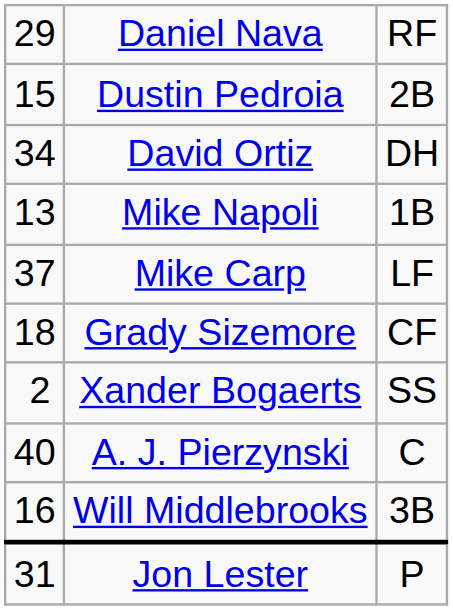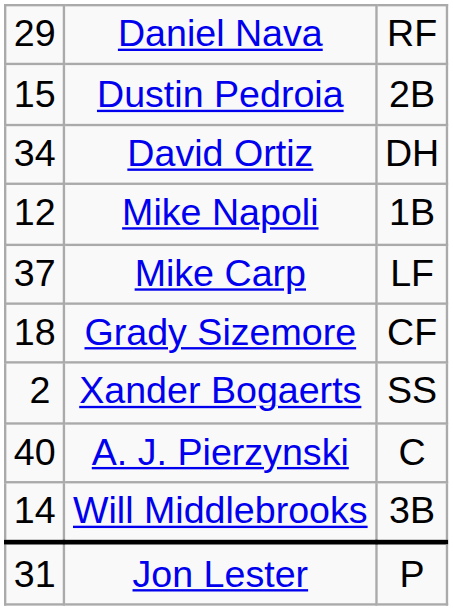(35, 213) 13 -> (35, 213) 12
(35, 511) 16 -> (35, 511) 14
